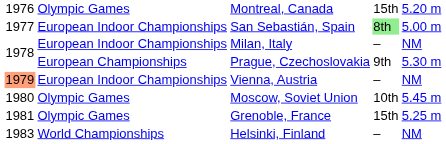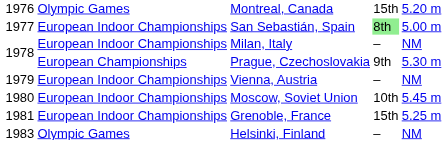(20, 80) lightsalmon background -> (20, 80) no background
(84, 97) Olympic Games -> (132, 97) European Indoor Championships
(84, 115) Olympic Games -> (132, 115) European Indoor Championships
(101, 133) World Championships -> (84, 133) Olympic Games
